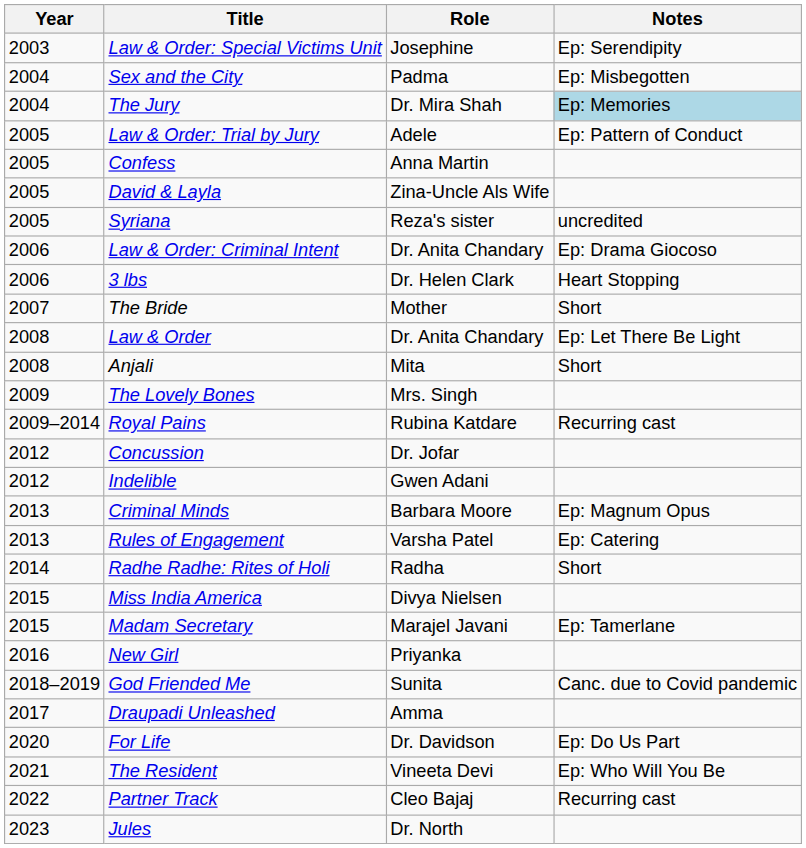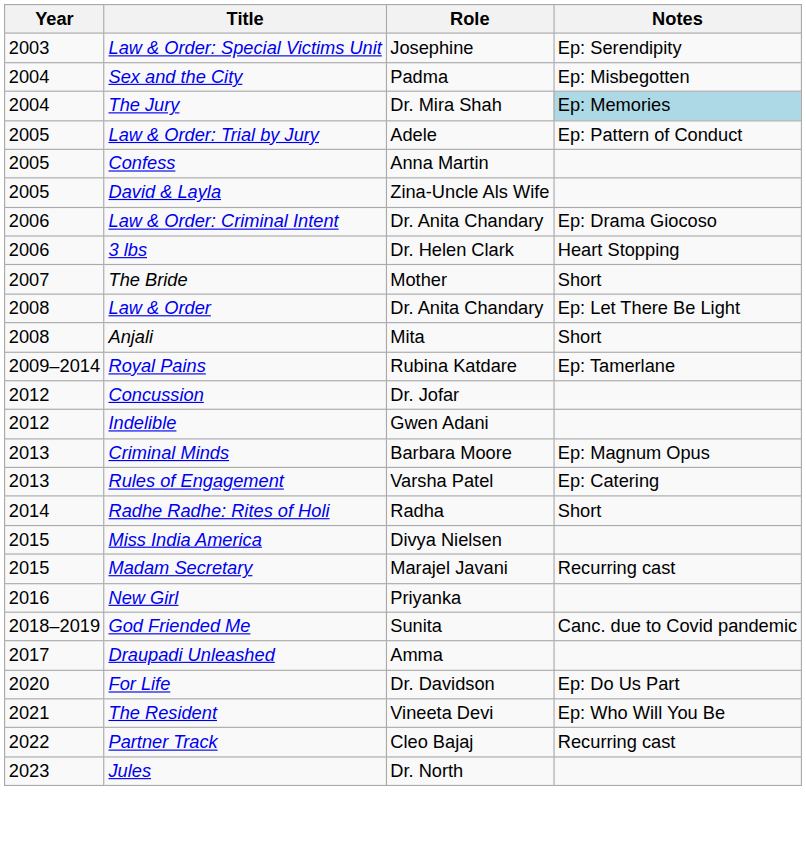- row: (139, 221)
- row: (181, 395)
(617, 423) Recurring cast -> (616, 366) Ep: Tamerlane
(616, 626) Ep: Tamerlane -> (617, 568) Recurring cast
